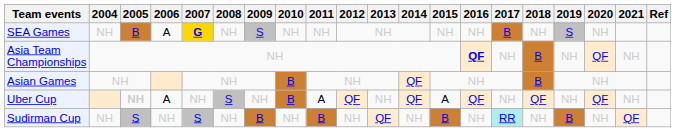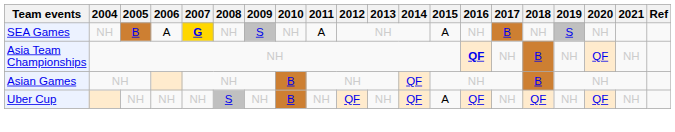(321, 32) NH -> (321, 32) A
(445, 32) NH -> (445, 32) A
(136, 99) bold -> (136, 99) normal
(167, 99) A -> (167, 99) NH
(321, 99) A -> (321, 99) NH
- row: (44, 118)
